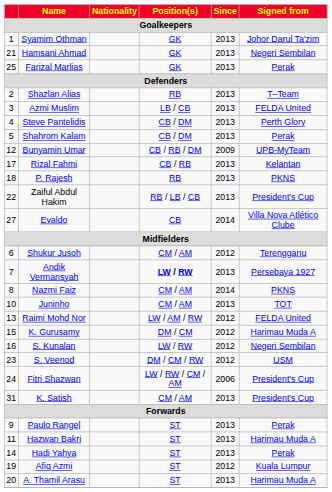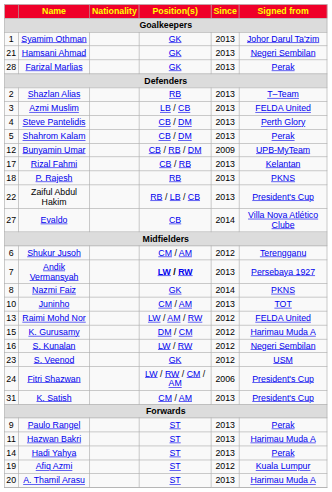(11, 67) 25 -> (11, 67) 28
(175, 291) CM / AM -> (175, 291) GK
(175, 360) DM / CM / RW -> (175, 360) GK
